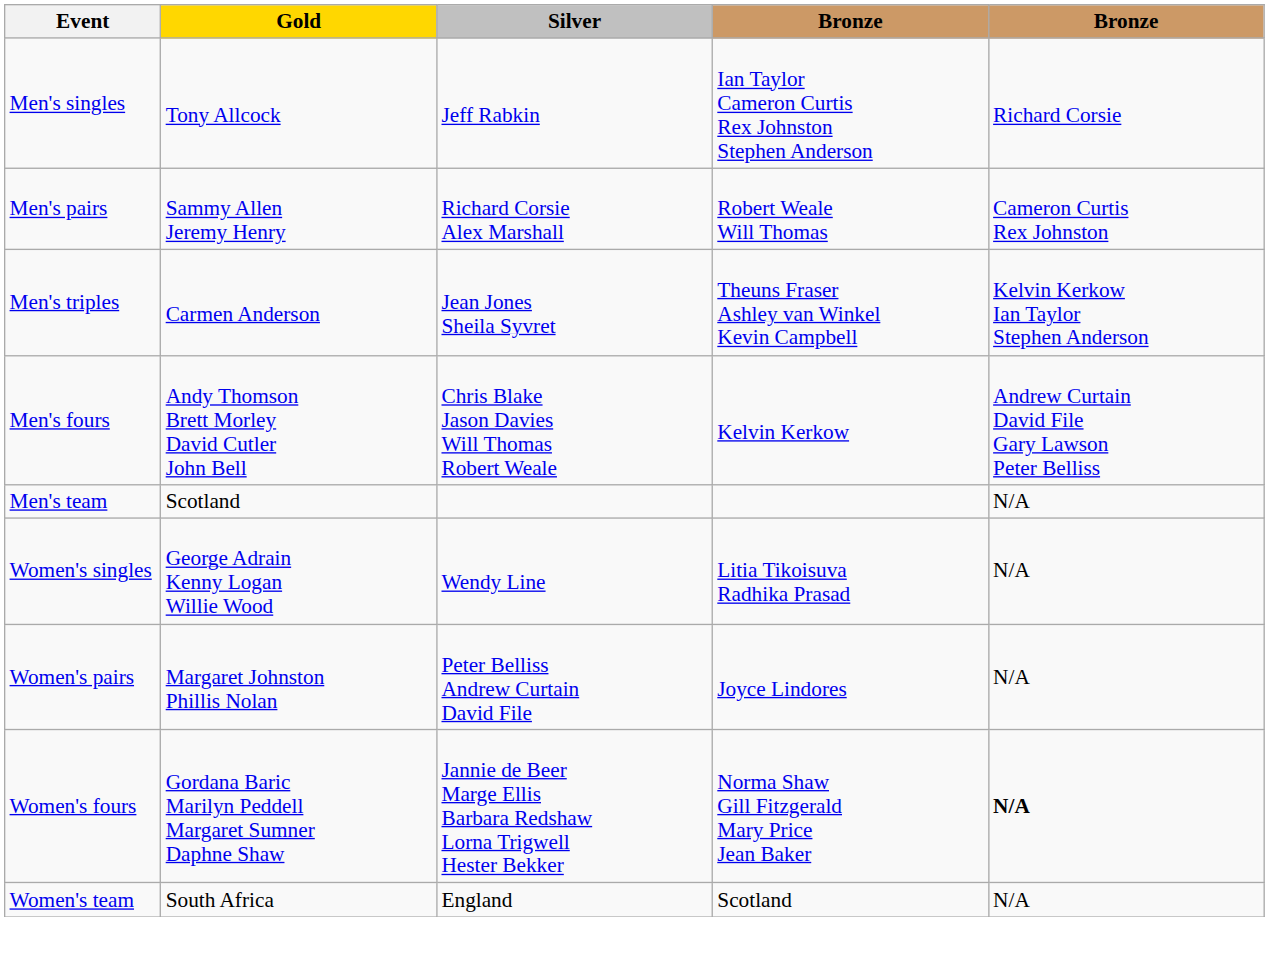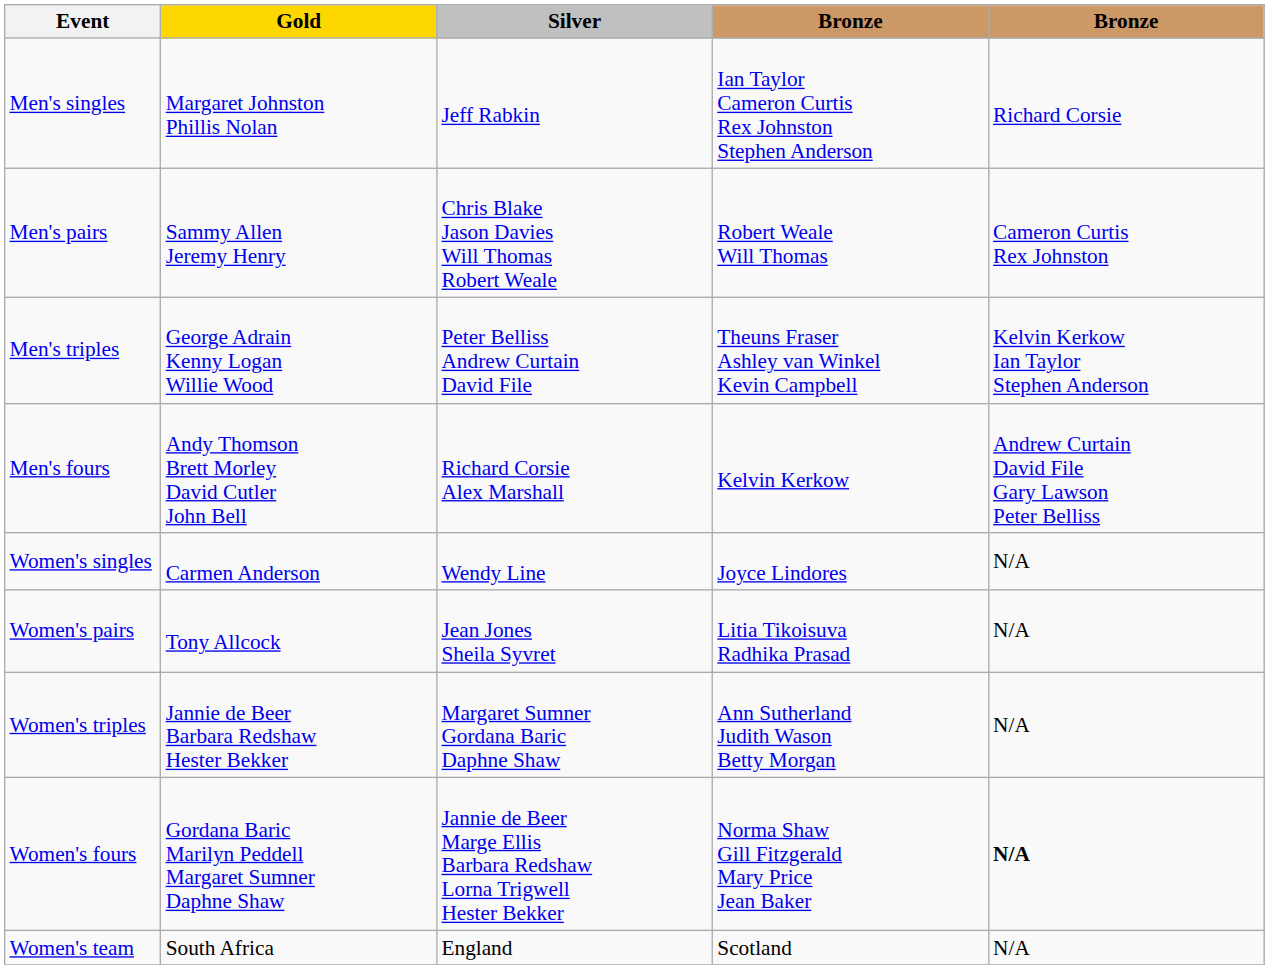(223, 114) Tony Allcock -> (245, 114) Margaret Johnston Phillis Nolan
(506, 220) Richard Corsie Alex Marshall -> (499, 244) Chris Blake Jason Davies Will Thomas Robert Weale
(243, 314) Carmen Anderson -> (228, 362) George Adrain Kenny Logan Willie Wood
(499, 314) Jean Jones Sheila Syvret -> (510, 362) Peter Belliss Andrew Curtain David File
(499, 431) Chris Blake Jason Davies Will Thomas Robert Weale -> (506, 479) Richard Corsie Alex Marshall
- row: (58, 501)
(228, 582) George Adrain Kenny Logan Willie Wood -> (243, 573) Carmen Anderson
(784, 582) Litia Tikoisuva Radhika Prasad -> (782, 573) Joyce Lindores
(245, 688) Margaret Johnston Phillis Nolan -> (223, 642) Tony Allcock
(510, 688) Peter Belliss Andrew Curtain David File -> (499, 642) Jean Jones Sheila Syvret
(782, 688) Joyce Lindores -> (784, 642) Litia Tikoisuva Radhika Prasad
+ row: (78, 724)
